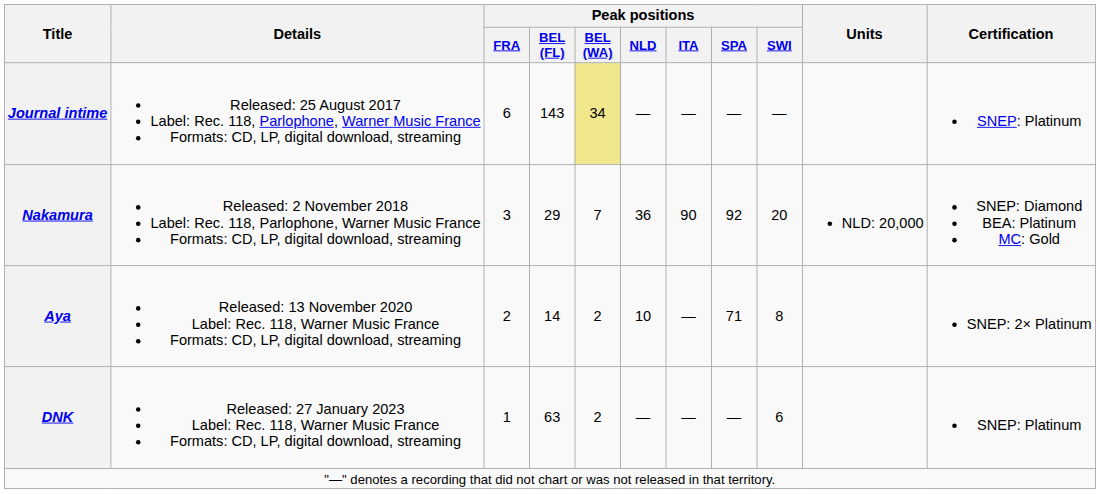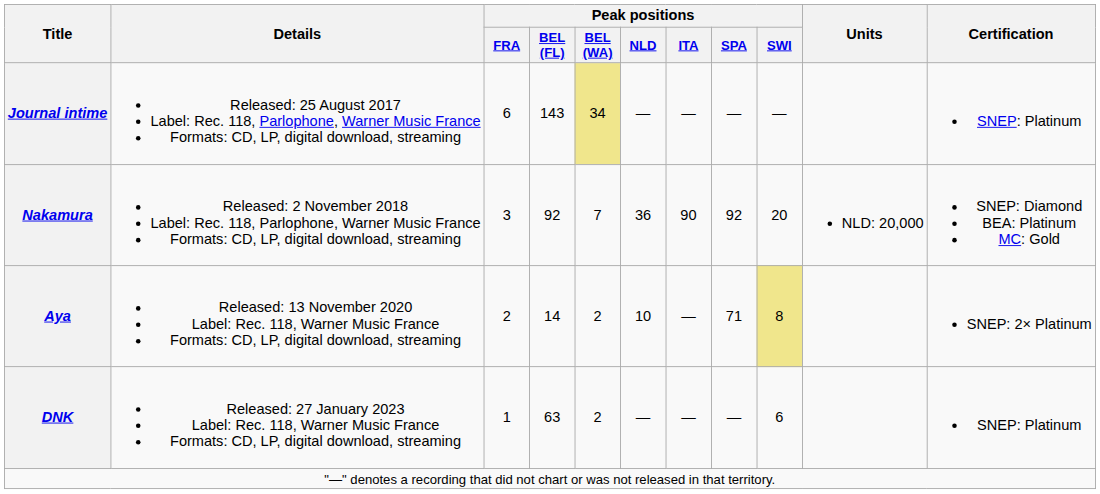(552, 214) 29 -> (552, 214) 92
(779, 316) no background -> (779, 316) khaki background
